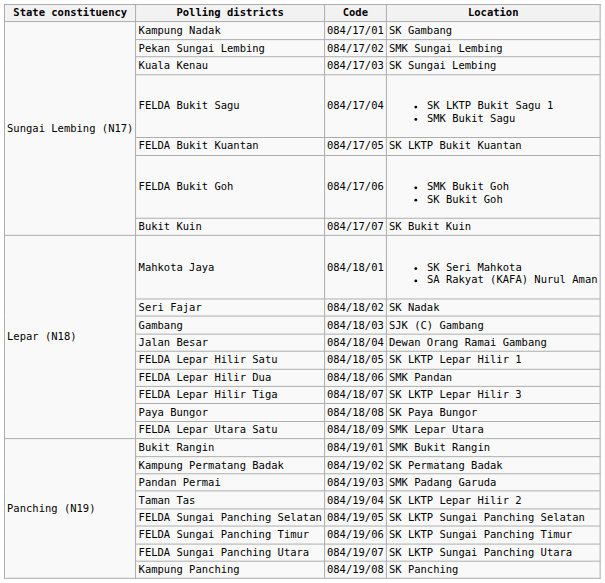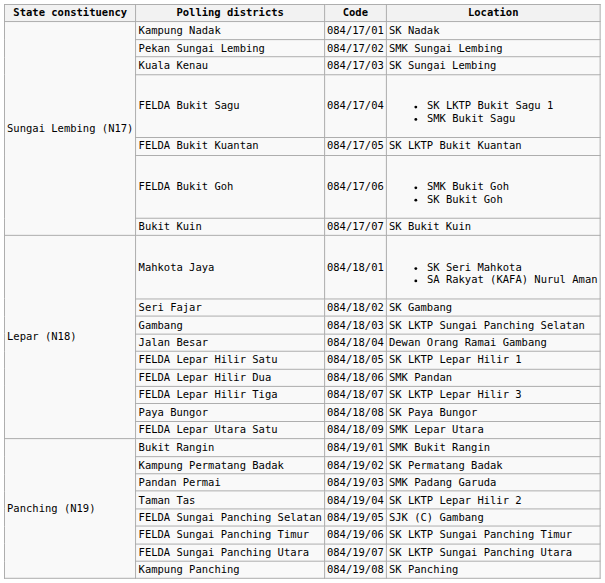(421, 31) SK Gambang -> (414, 31) SK Nadak
(414, 308) SK Nadak -> (421, 308) SK Gambang
(436, 325) SJK (C) Gambang -> (487, 325) SK LKTP Sungai Panching Selatan
(487, 518) SK LKTP Sungai Panching Selatan -> (436, 518) SJK (C) Gambang
